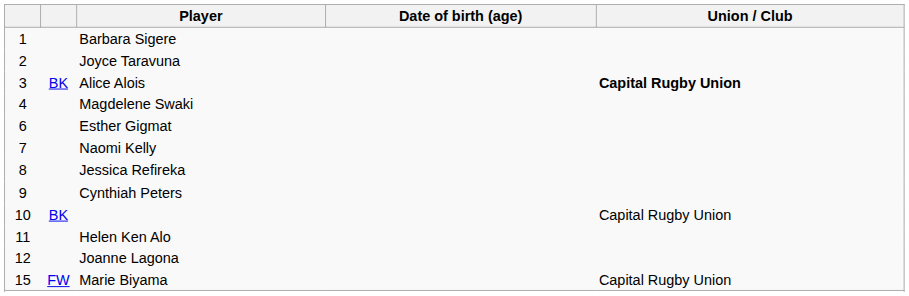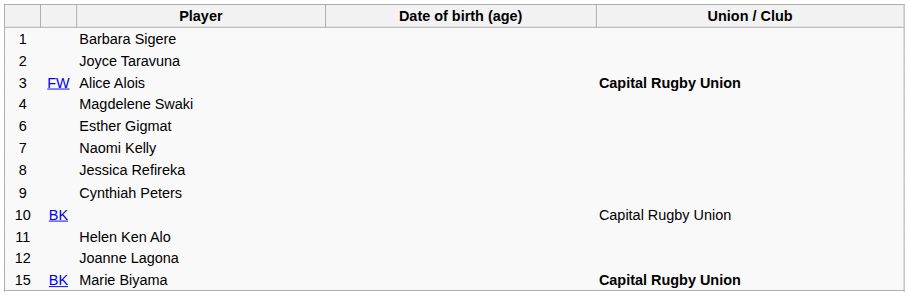(58, 83) BK -> (58, 83) FW
(58, 280) FW -> (58, 280) BK
(665, 280) normal -> (670, 280) bold
